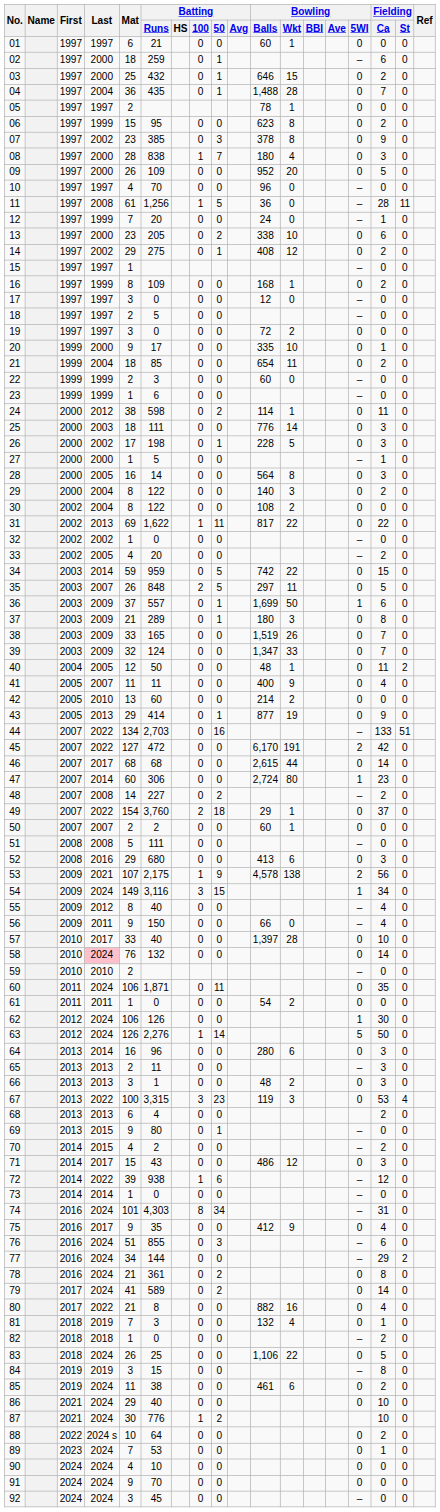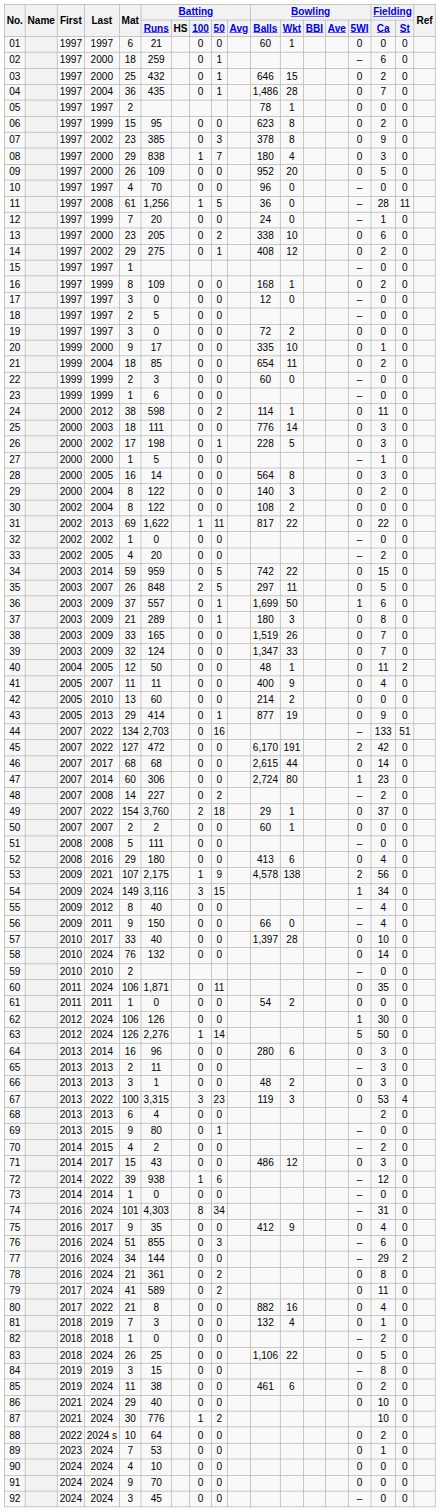(265, 92) 1,488 -> (265, 92) 1,486
(130, 156) 28 -> (130, 156) 29
(156, 859) 680 -> (156, 859) 180
(383, 859) 3 -> (383, 859) 4
(102, 955) pink background -> (102, 955) no background
(383, 1291) 14 -> (383, 1291) 11
